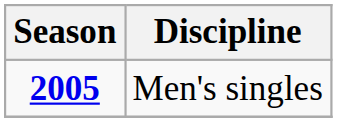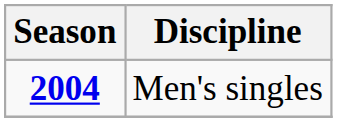(65, 87) 2005 -> (65, 87) 2004
